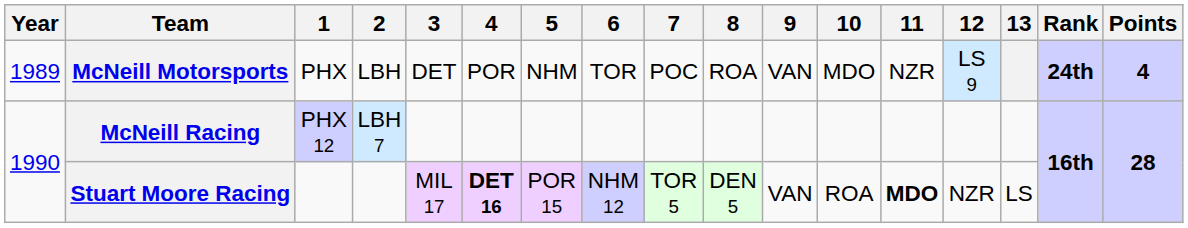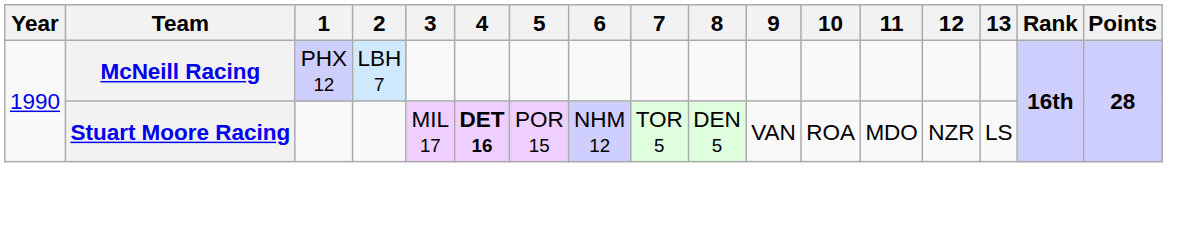- row: (180, 71)
(912, 192) bold -> (892, 132) normal
